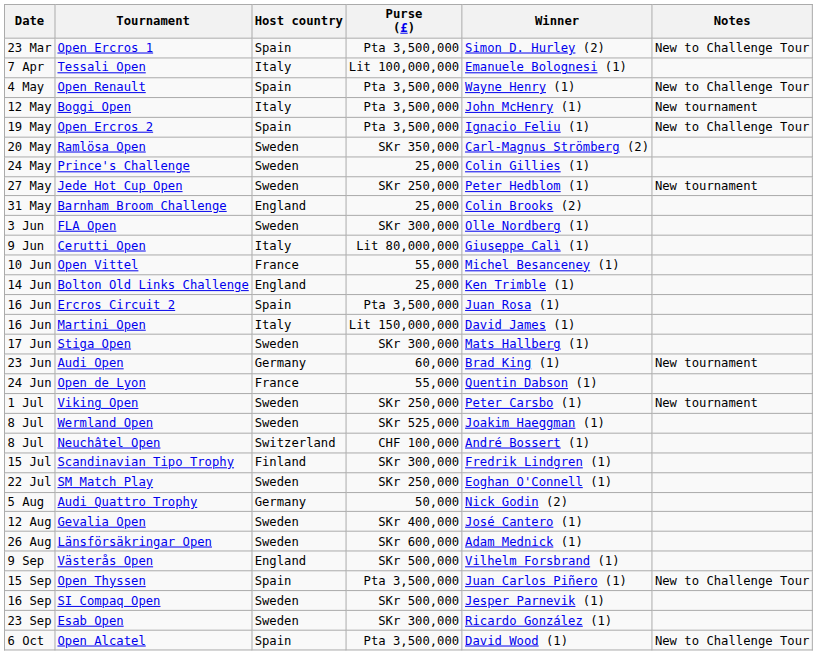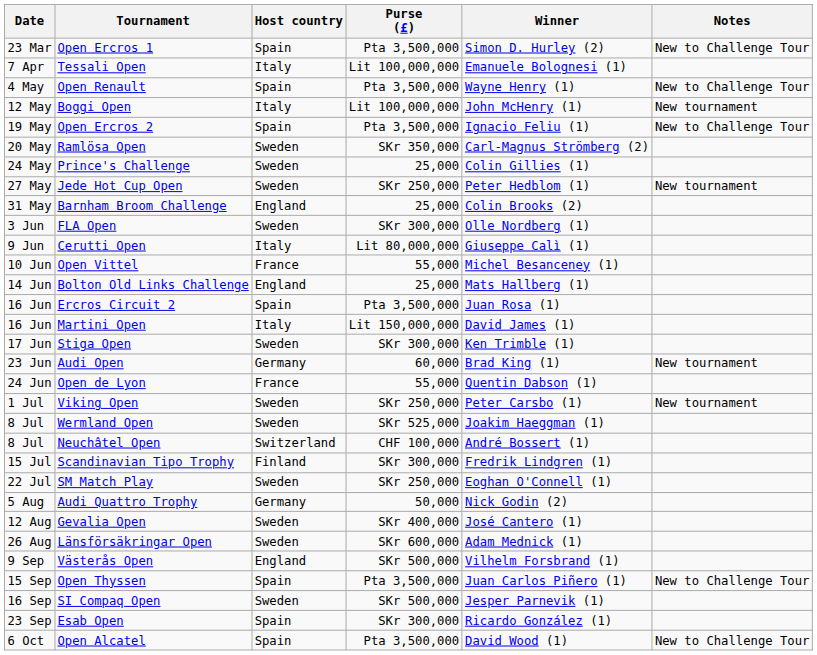(411, 108) Pta 3,500,000 -> (404, 108) Lit 100,000,000
(520, 285) Ken Trimble (1) -> (528, 285) Mats Hallberg (1)
(528, 344) Mats Hallberg (1) -> (520, 344) Ken Trimble (1)
(277, 621) Sweden -> (273, 621) Spain
